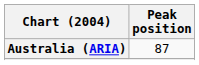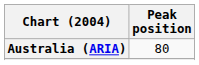(162, 49) 87 -> (162, 49) 80
